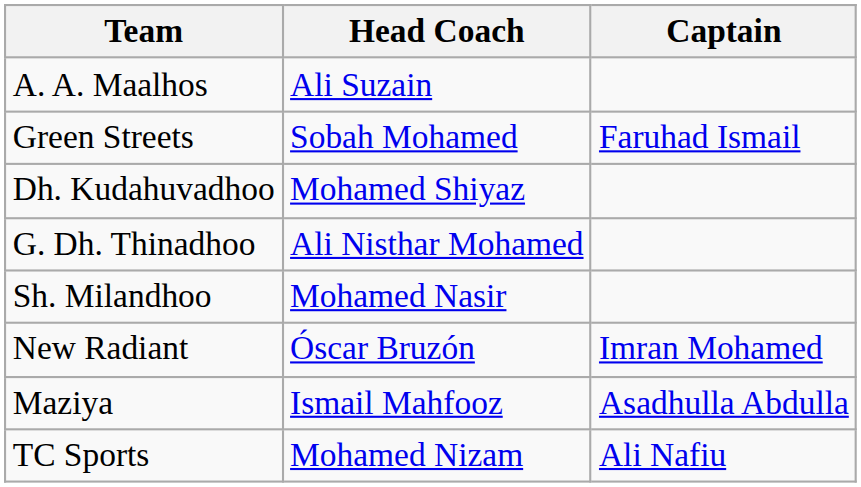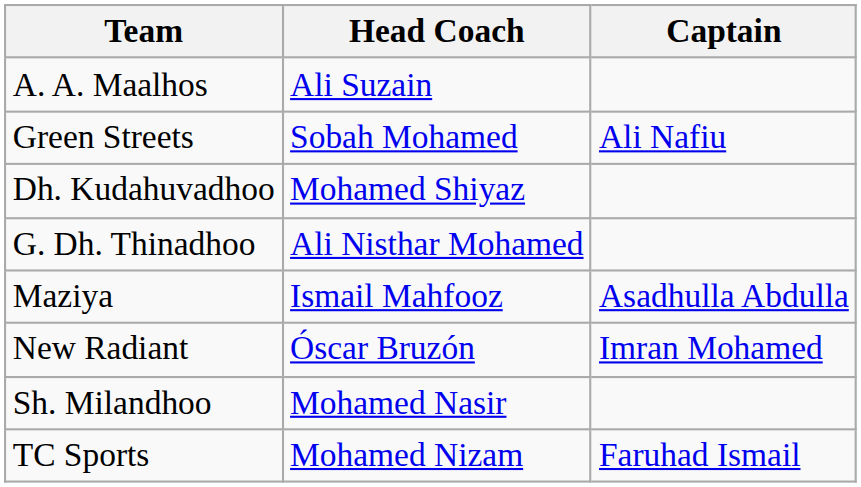(700, 137) Faruhad Ismail -> (663, 137) Ali Nafiu
rows swapped: (63, 402) <-> (112, 296)
(663, 455) Ali Nafiu -> (700, 455) Faruhad Ismail
